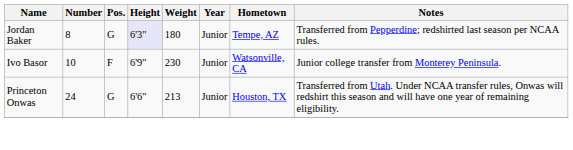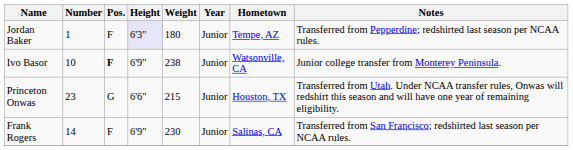(68, 35) 8 -> (68, 35) 1
(111, 35) G -> (110, 35) F
(110, 63) normal -> (110, 63) bold
(173, 63) 230 -> (173, 63) 238
(70, 97) 24 -> (70, 97) 23
(173, 97) 213 -> (173, 97) 215
+ row: (21, 131)
